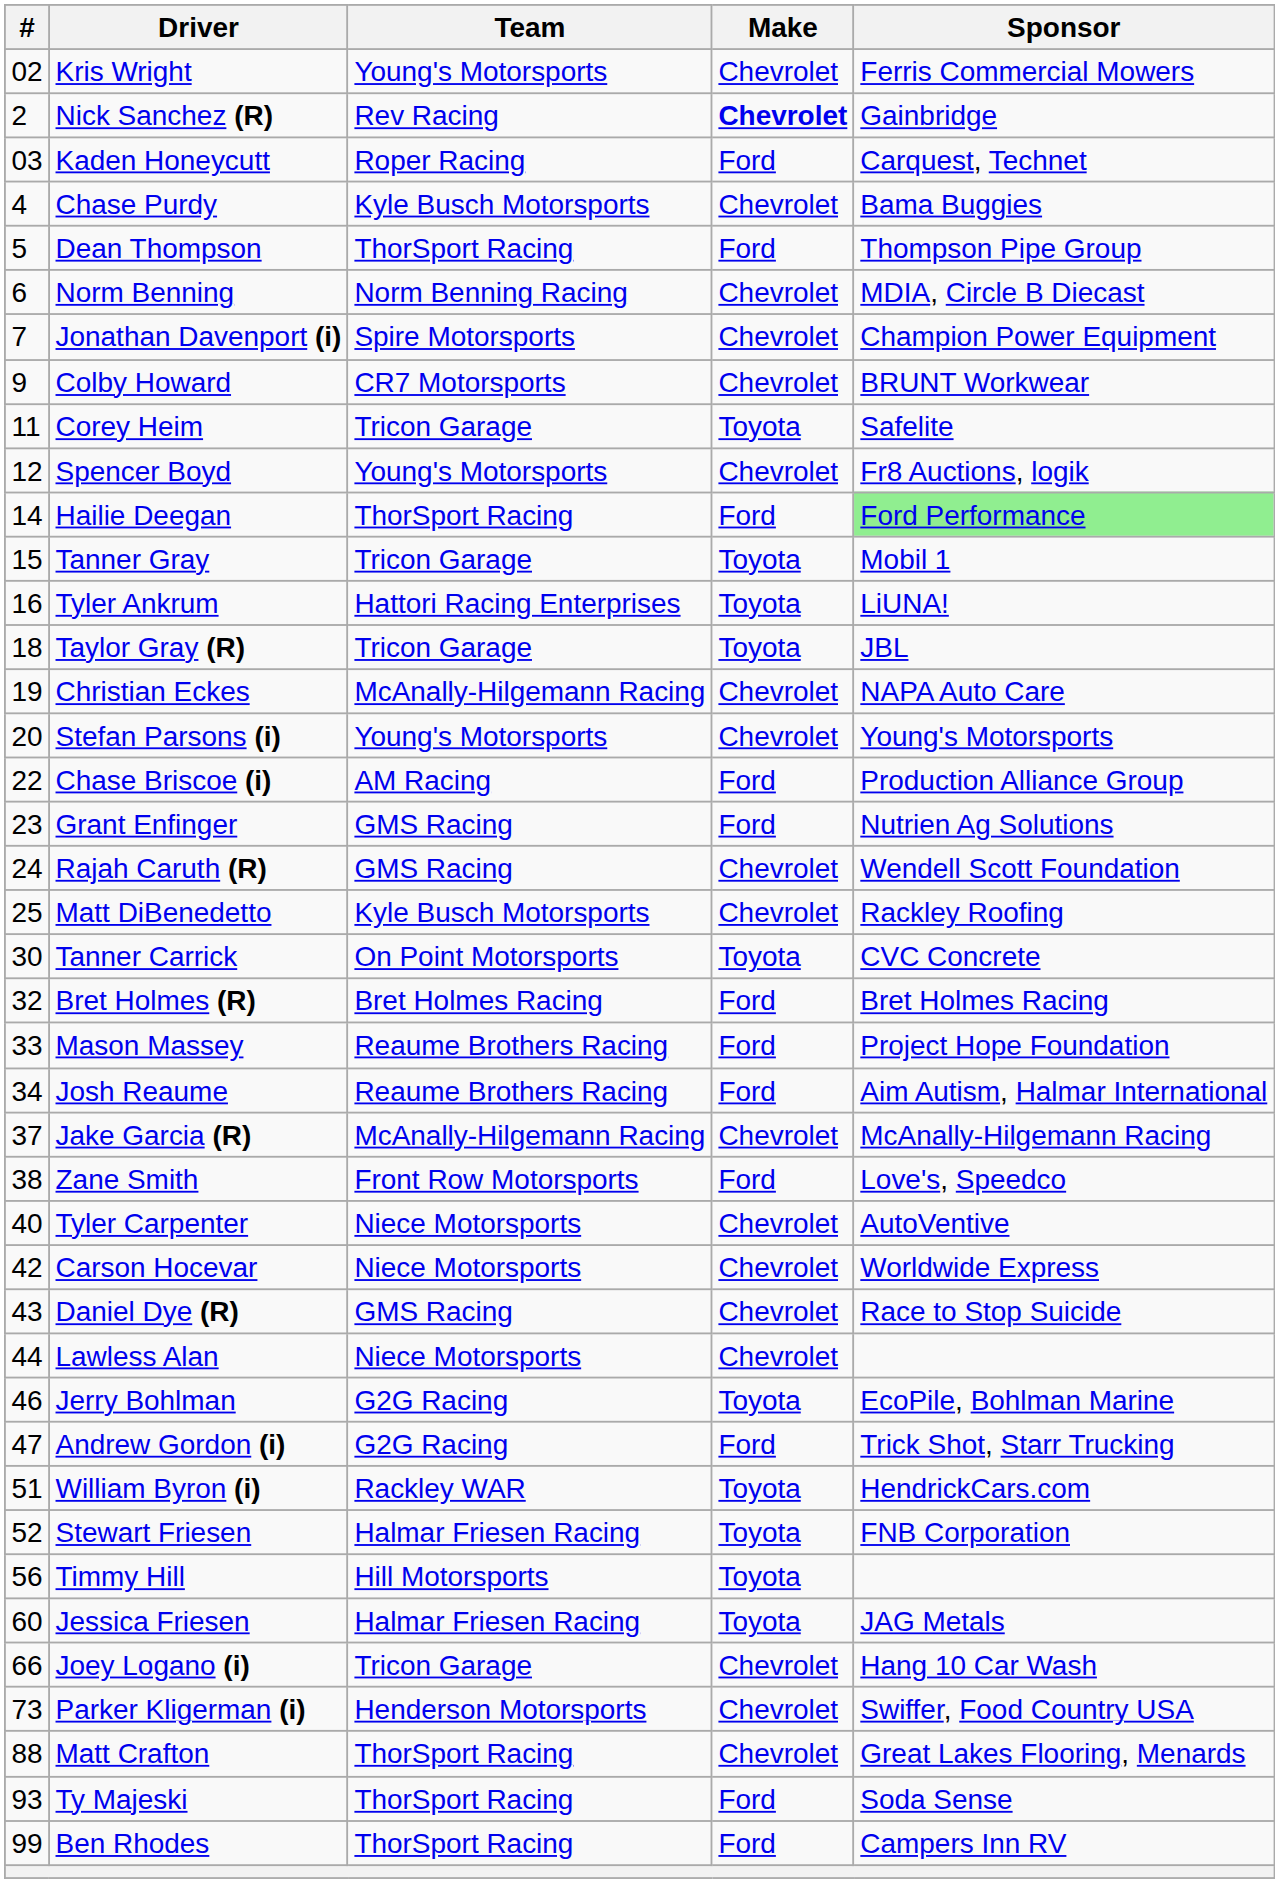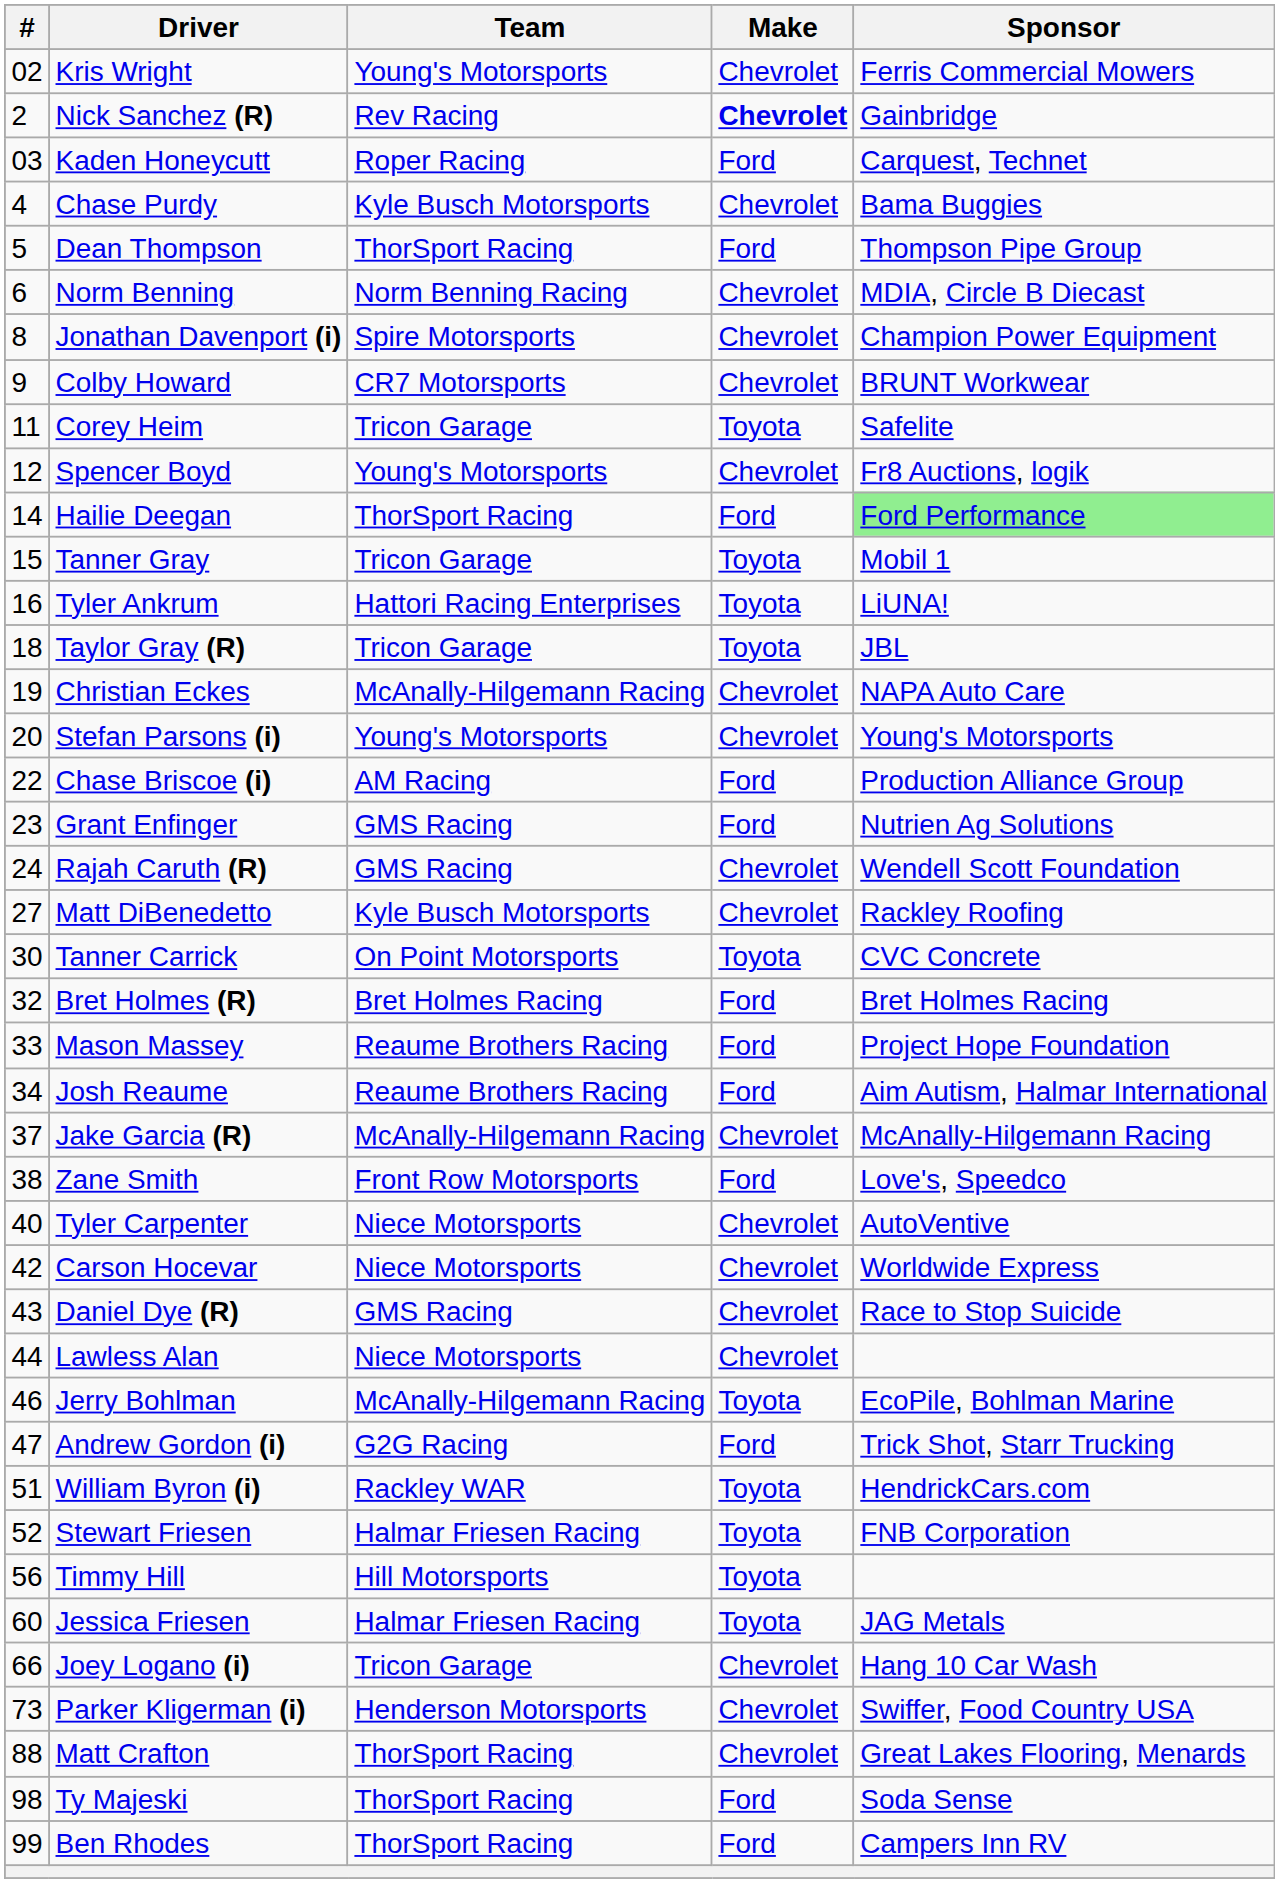(19, 337) 7 -> (19, 337) 8
(27, 913) 25 -> (27, 913) 27
(431, 1400) G2G Racing -> (530, 1400) McAnally-Hilgemann Racing
(27, 1798) 93 -> (27, 1798) 98
